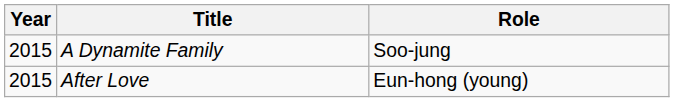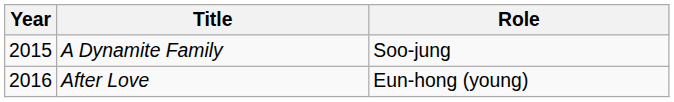(31, 81) 2015 -> (31, 81) 2016
